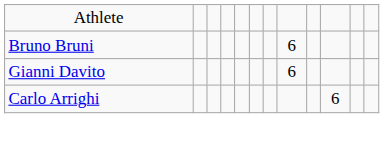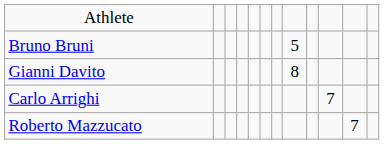(292, 44) 6 -> (295, 44) 5
(292, 71) 6 -> (295, 71) 8
(335, 98) 6 -> (330, 98) 7
+ row: (75, 125)
